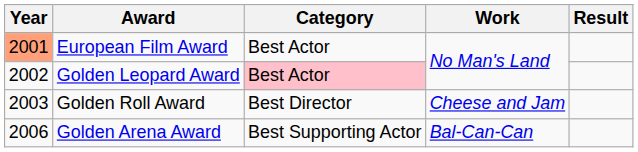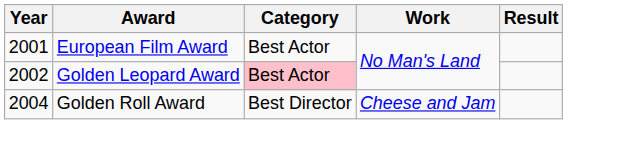(29, 47) lightsalmon background -> (29, 47) no background
(29, 103) 2003 -> (29, 103) 2004
- row: (139, 132)
